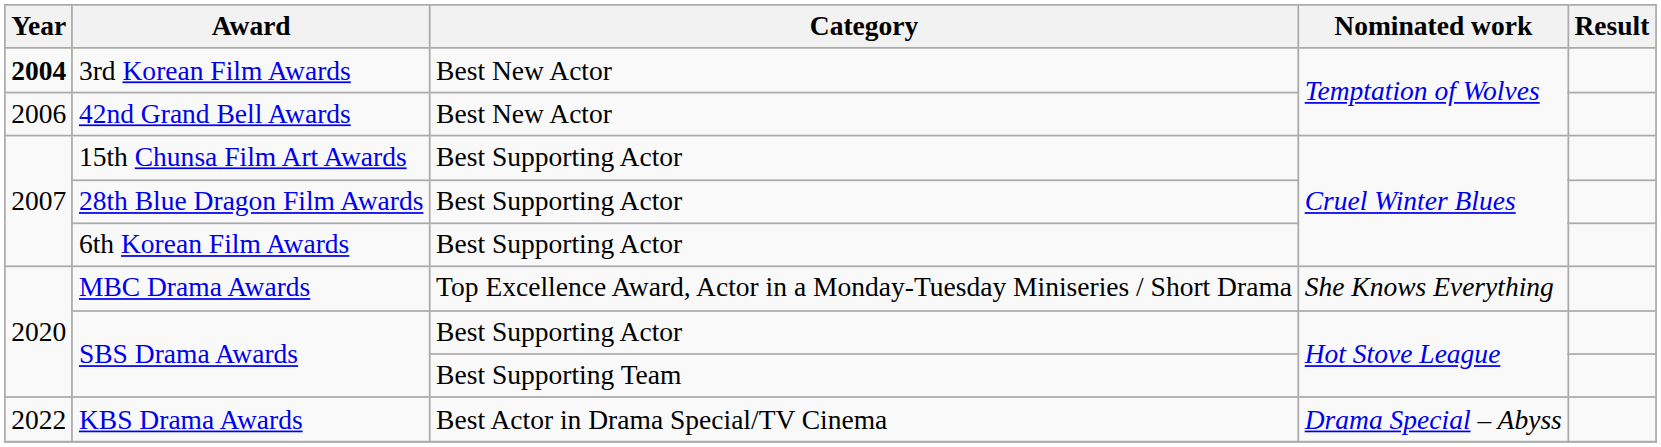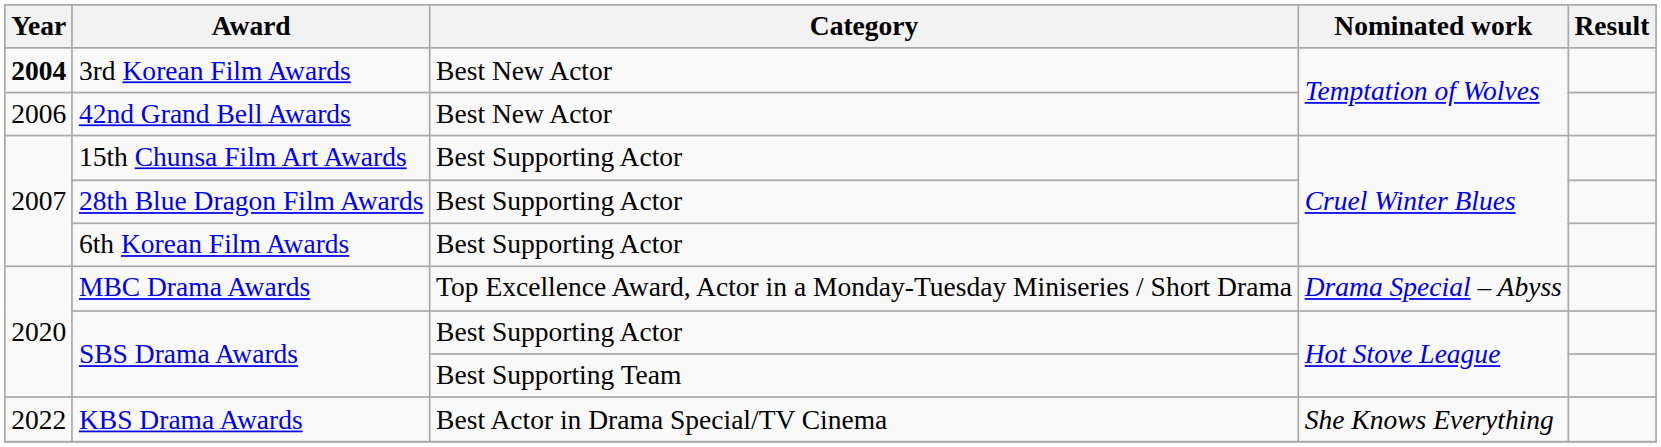(1429, 288) She Knows Everything -> (1433, 288) Drama Special – Abyss
(1433, 419) Drama Special – Abyss -> (1429, 419) She Knows Everything
